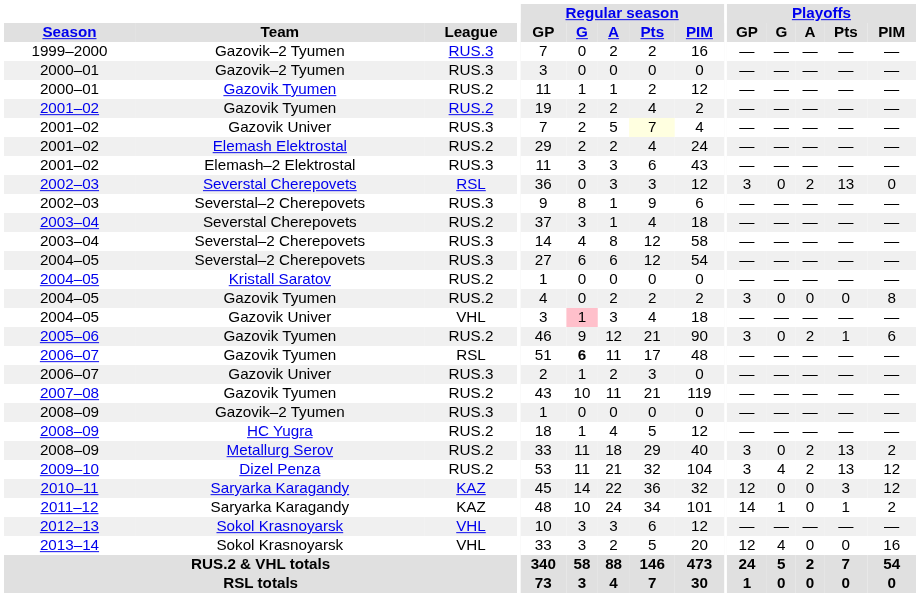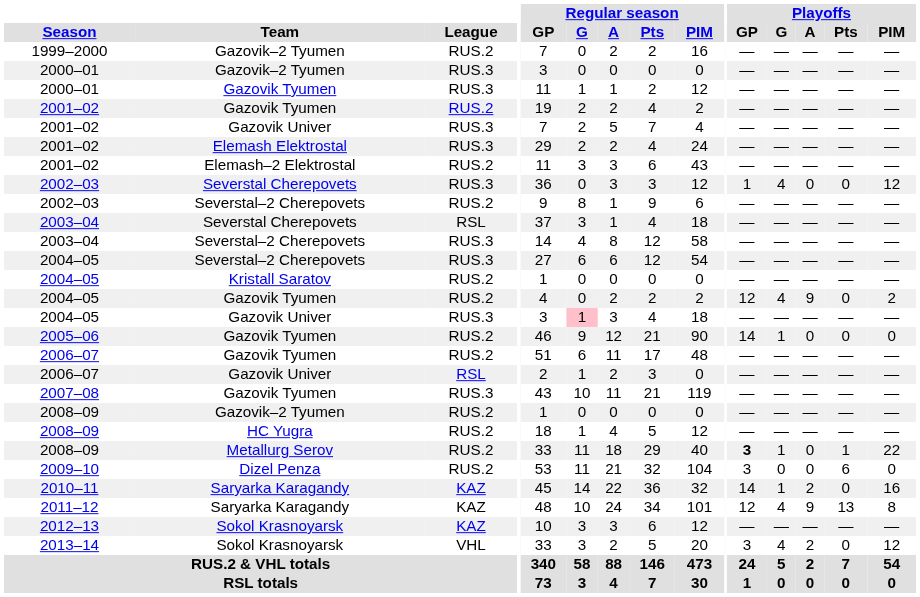(471, 51) RUS.3 -> (471, 51) RUS.2
(471, 89) RUS.2 -> (471, 89) RUS.3
(652, 127) lightyellow background -> (652, 127) no background
(471, 146) RUS.2 -> (471, 146) RUS.3
(471, 165) RUS.3 -> (471, 165) RUS.2
(471, 184) RSL -> (471, 184) RUS.3
(747, 184) 3 -> (747, 184) 1
(781, 184) 0 -> (781, 184) 4
(810, 184) 2 -> (810, 184) 0
(846, 184) 13 -> (846, 184) 0
(892, 184) 0 -> (892, 184) 12
(471, 203) RUS.3 -> (471, 203) RUS.2
(471, 222) RUS.2 -> (471, 222) RSL
(747, 298) 3 -> (747, 298) 12
(781, 298) 0 -> (781, 298) 4
(810, 298) 0 -> (810, 298) 9
(892, 298) 8 -> (892, 298) 2
(471, 317) VHL -> (471, 317) RUS.3
(747, 336) 3 -> (747, 336) 14
(781, 336) 0 -> (781, 336) 1
(810, 336) 2 -> (810, 336) 0
(846, 336) 1 -> (846, 336) 0
(892, 336) 6 -> (892, 336) 0
(471, 355) RSL -> (471, 355) RUS.2
(582, 355) bold -> (582, 355) normal
(471, 374) RUS.3 -> (471, 374) RSL
(471, 393) RUS.2 -> (471, 393) RUS.3
(471, 412) RUS.3 -> (471, 412) RUS.2
(747, 450) normal -> (747, 450) bold
(781, 450) 0 -> (781, 450) 1
(810, 450) 2 -> (810, 450) 0
(846, 450) 13 -> (846, 450) 1
(892, 450) 2 -> (892, 450) 22
(781, 469) 4 -> (781, 469) 0
(810, 469) 2 -> (810, 469) 0
(846, 469) 13 -> (846, 469) 6
(892, 469) 12 -> (892, 469) 0
(747, 488) 12 -> (747, 488) 14
(781, 488) 0 -> (781, 488) 1
(810, 488) 0 -> (810, 488) 2
(846, 488) 3 -> (846, 488) 0
(892, 488) 12 -> (892, 488) 16
(747, 507) 14 -> (747, 507) 12
(781, 507) 1 -> (781, 507) 4
(810, 507) 0 -> (810, 507) 9
(846, 507) 1 -> (846, 507) 13
(892, 507) 2 -> (892, 507) 8
(471, 526) VHL -> (471, 526) KAZ
(747, 545) 12 -> (747, 545) 3
(810, 545) 0 -> (810, 545) 2
(892, 545) 16 -> (892, 545) 12
